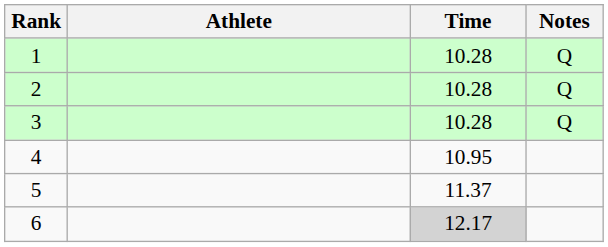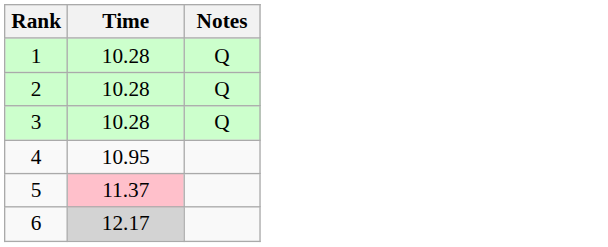- column: (239, 21)
(468, 190) no background -> (126, 190) pink background
